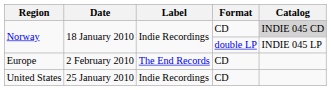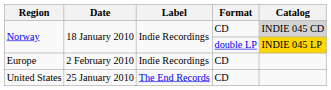(292, 45) no background -> (292, 45) gold background
(174, 61) The End Records -> (174, 61) Indie Recordings
(174, 77) Indie Recordings -> (174, 77) The End Records
